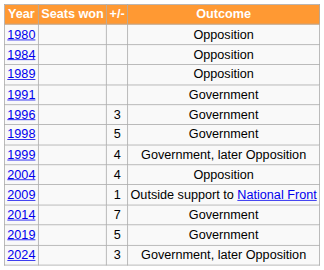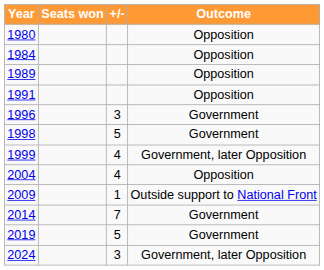(224, 94) Government -> (224, 94) Opposition
